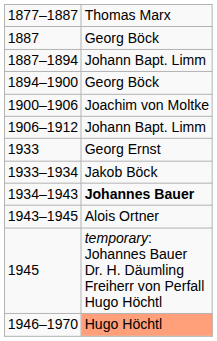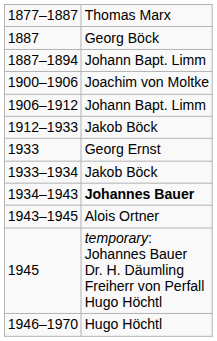- row: (43, 82)
+ row: (43, 127)
(123, 324) lightsalmon background -> (123, 324) no background
